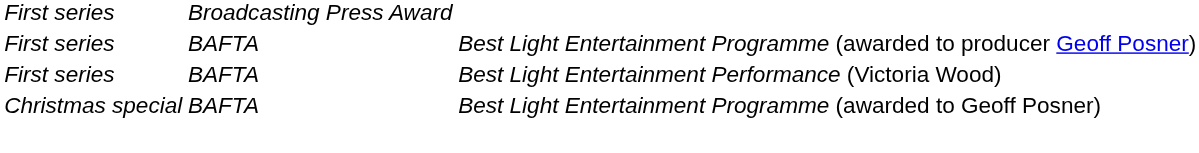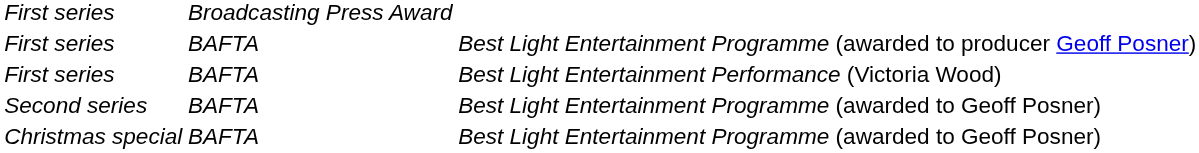+ row: (76, 105)
